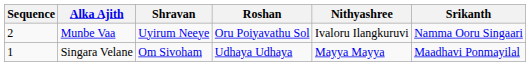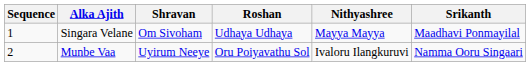rows swapped: (97, 52) <-> (88, 33)
